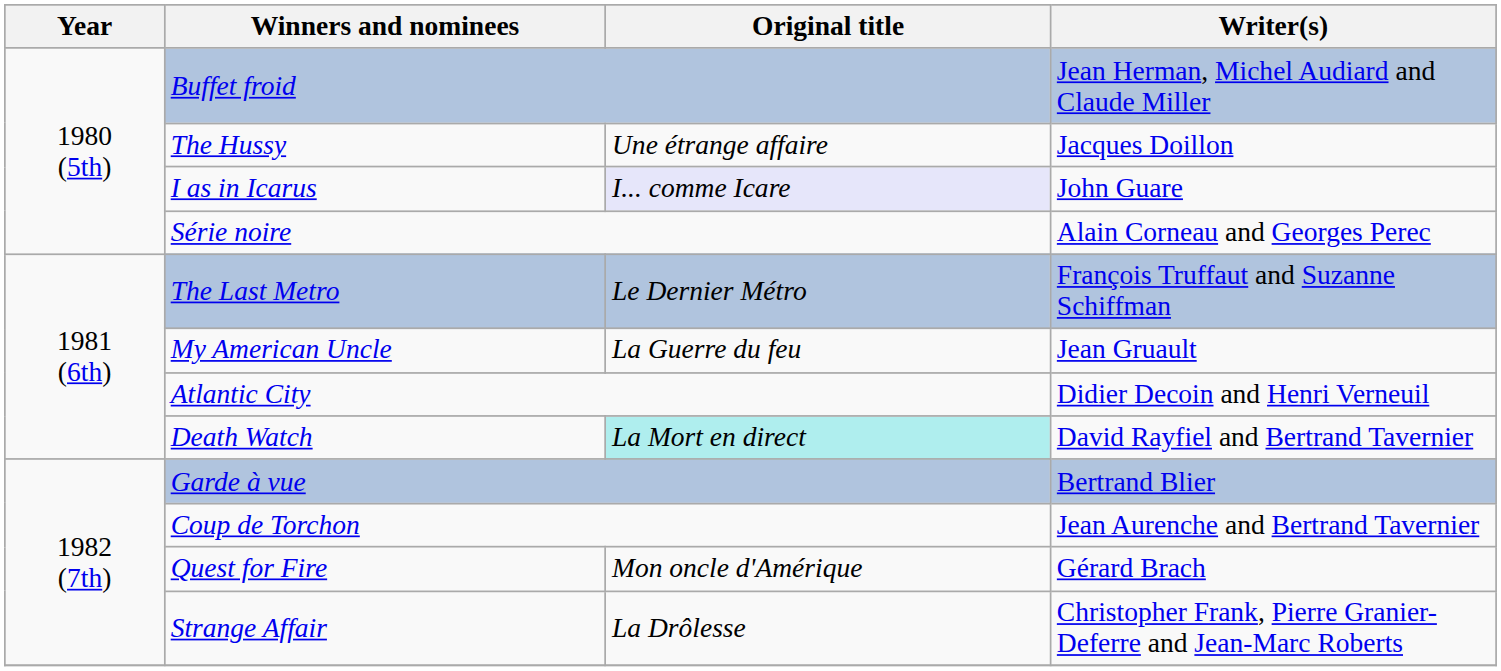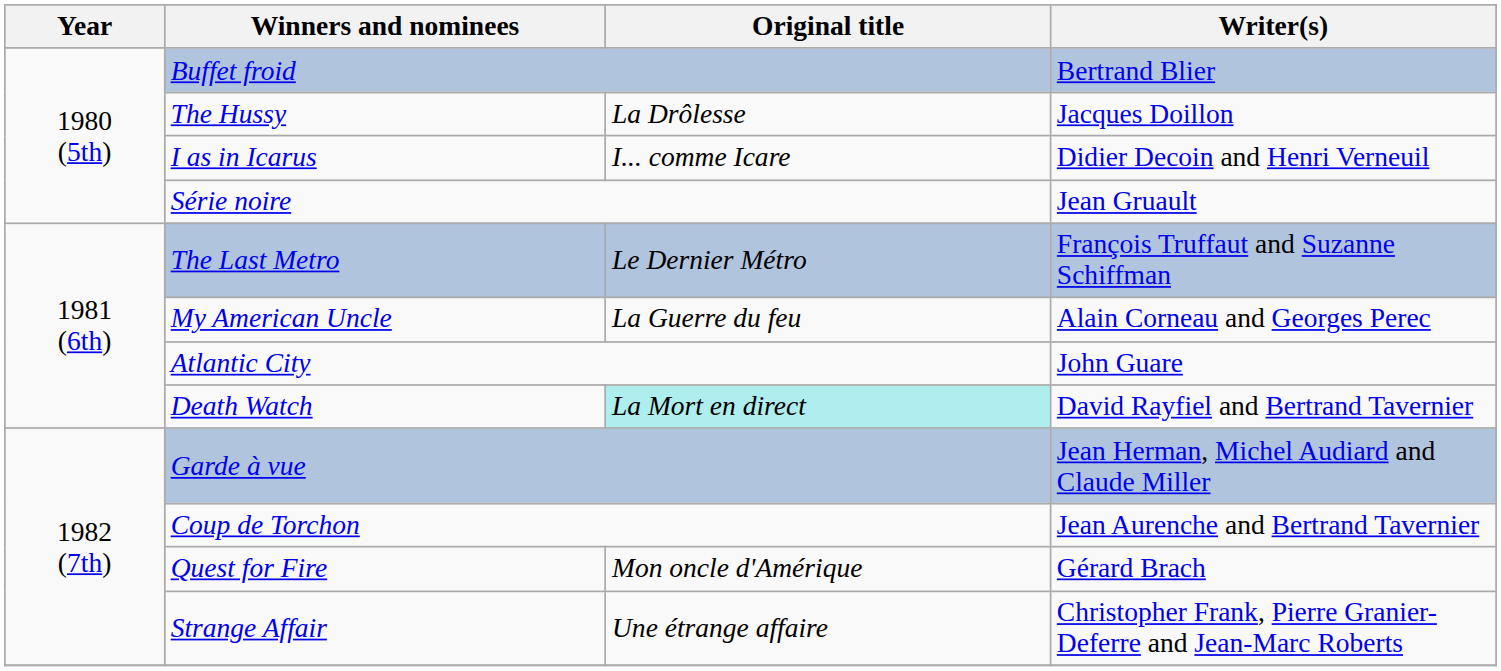(1246, 85) Jean Herman, Michel Audiard and Claude Miller -> (1136, 69) Bertrand Blier
(720, 144) Une étrange affaire -> (679, 113) La Drôlesse
(701, 188) lavender background -> (701, 157) no background
(1120, 188) John Guare -> (1243, 157) Didier Decoin and Henri Verneuil
(1244, 231) Alain Corneau and Georges Perec -> (1127, 200) Jean Gruault
(1127, 350) Jean Gruault -> (1244, 319) Alain Corneau and Georges Perec
(1243, 393) Didier Decoin and Henri Verneuil -> (1120, 362) John Guare
(1136, 481) Bertrand Blier -> (1246, 465) Jean Herman, Michel Audiard and Claude Miller
(679, 627) La Drôlesse -> (720, 627) Une étrange affaire
